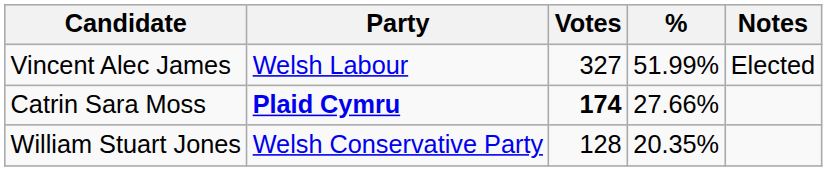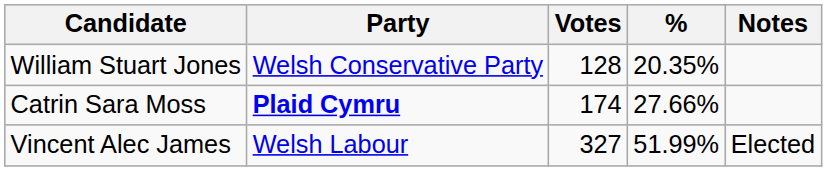rows swapped: (121, 64) <-> (126, 144)
(601, 104) bold -> (601, 104) normal
